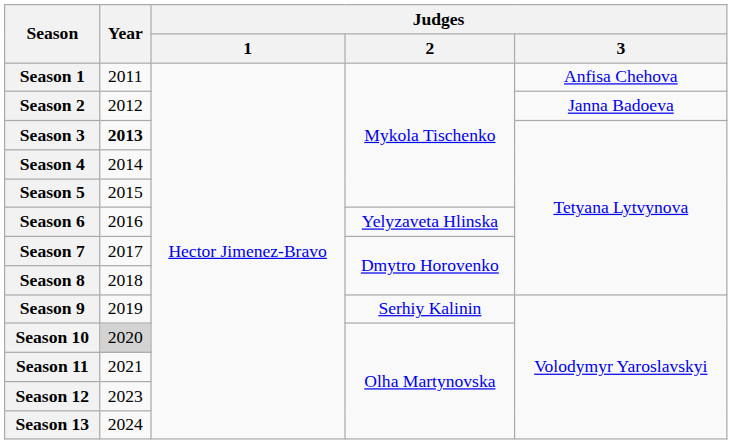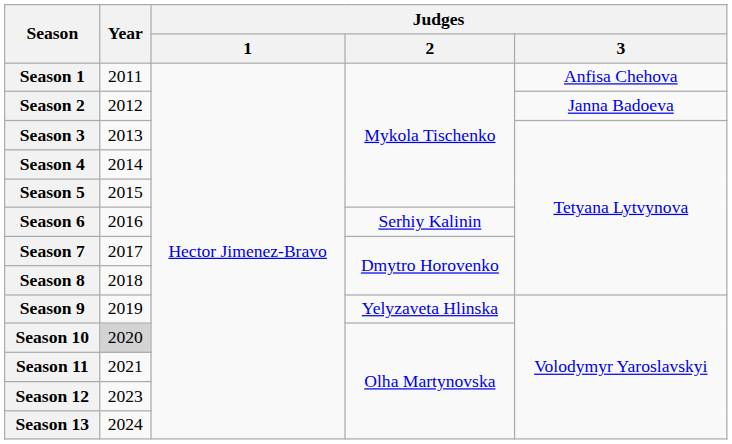(125, 135) bold -> (125, 135) normal
(430, 222) Yelyzaveta Hlinska -> (430, 222) Serhiy Kalinin
(430, 309) Serhiy Kalinin -> (430, 309) Yelyzaveta Hlinska
